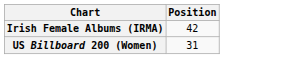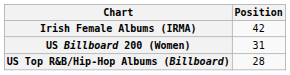+ row: (118, 61)
